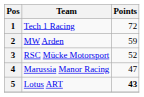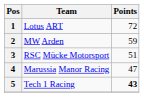(49, 25) Tech 1 Racing -> (43, 25) Lotus ART
(133, 55) 52 -> (133, 55) 51
(43, 84) Lotus ART -> (49, 84) Tech 1 Racing
